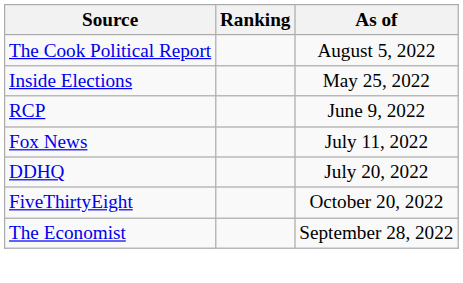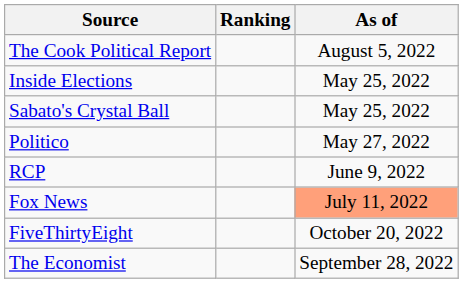+ row: (89, 111)
+ row: (39, 141)
(376, 141) no background -> (376, 202) lightsalmon background
- row: (37, 171)
